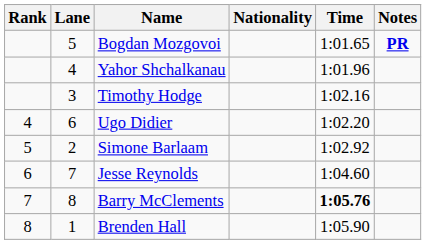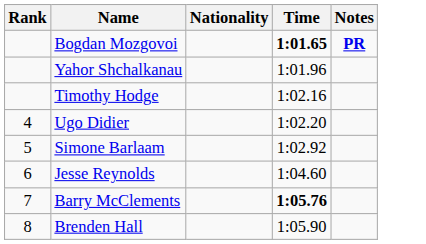- column: (72, 17)
(345, 43) normal -> (302, 43) bold
